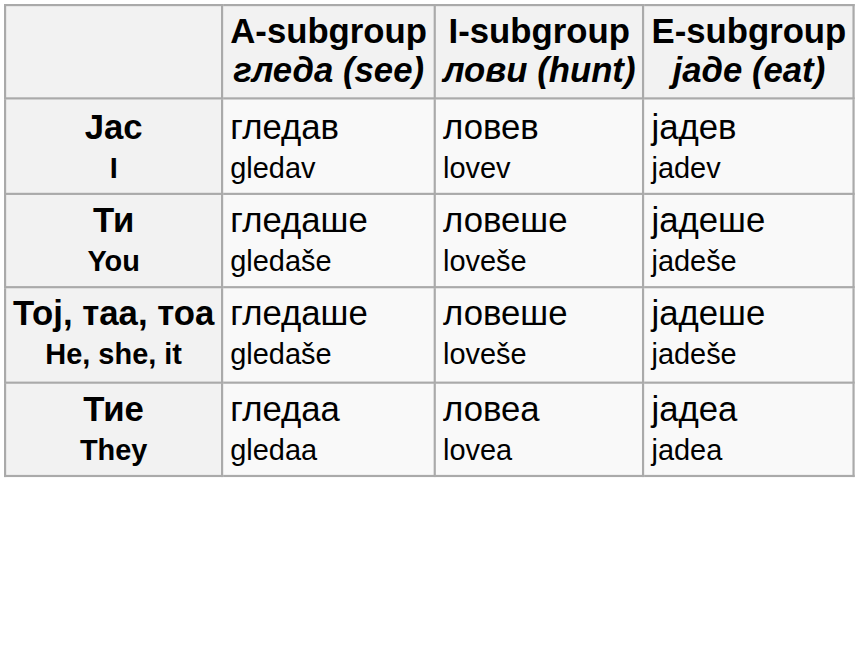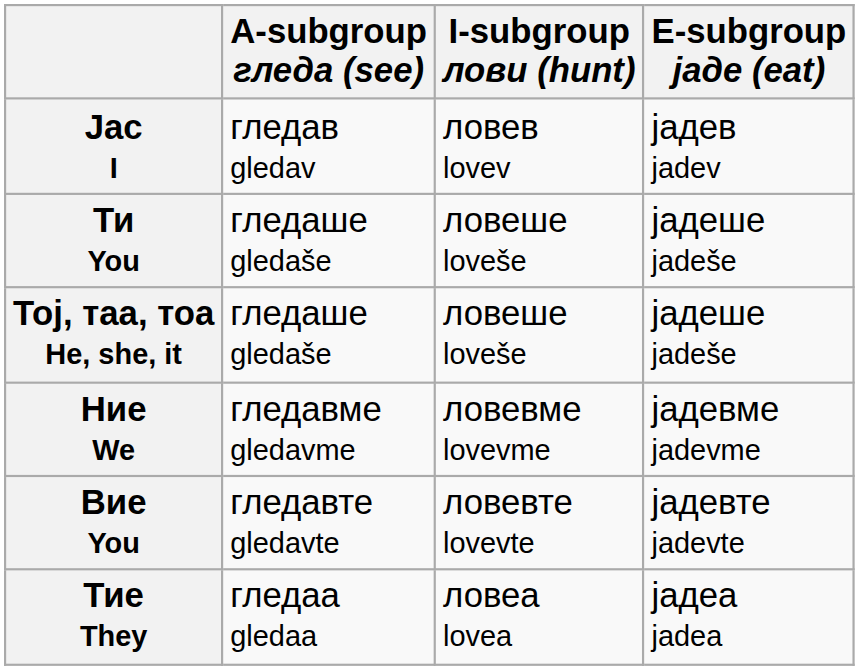+ row: (114, 428)
+ row: (114, 522)
